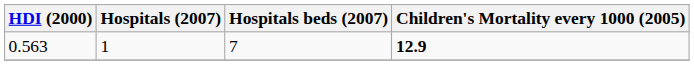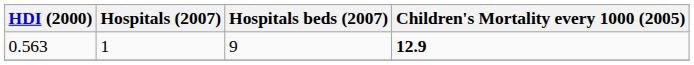(233, 45) 7 -> (233, 45) 9
